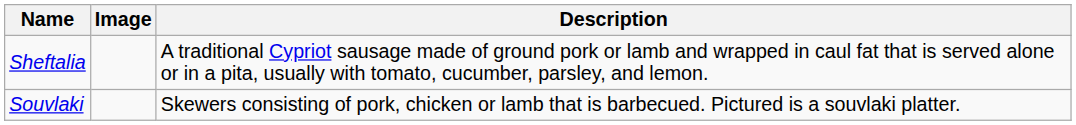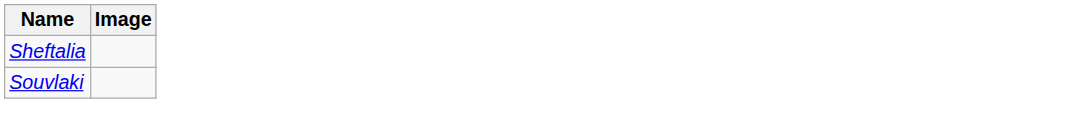- column: (614, 20)
